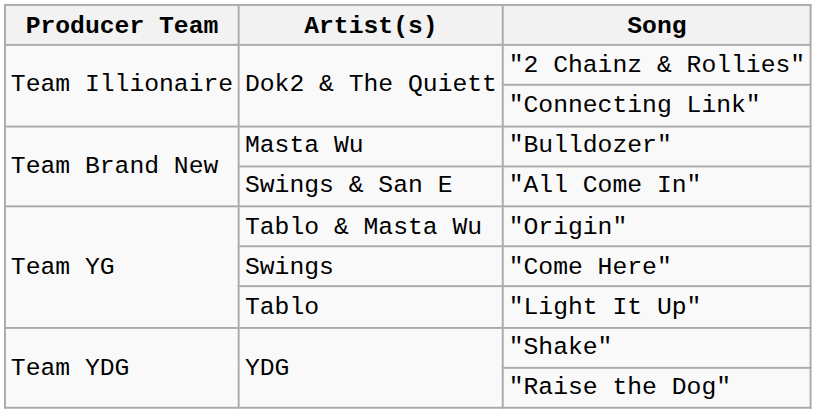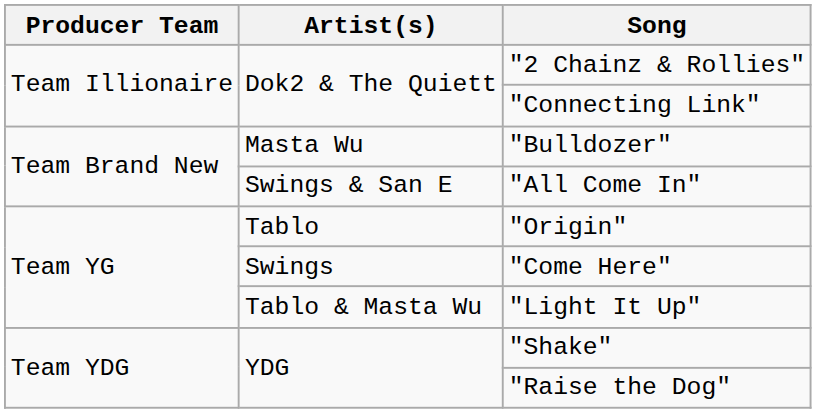(364, 226) Tablo & Masta Wu -> (282, 226) Tablo
(282, 307) Tablo -> (364, 307) Tablo & Masta Wu
